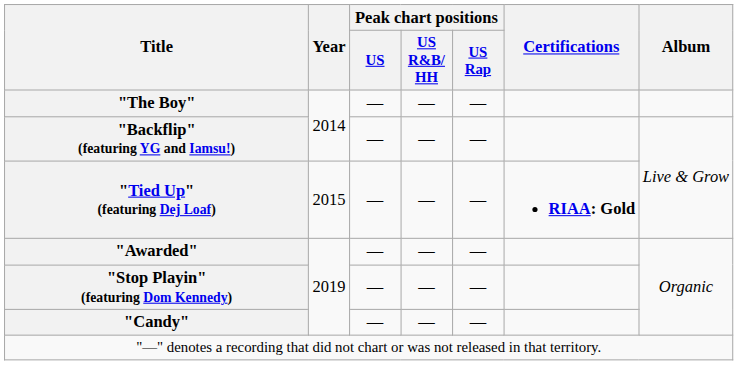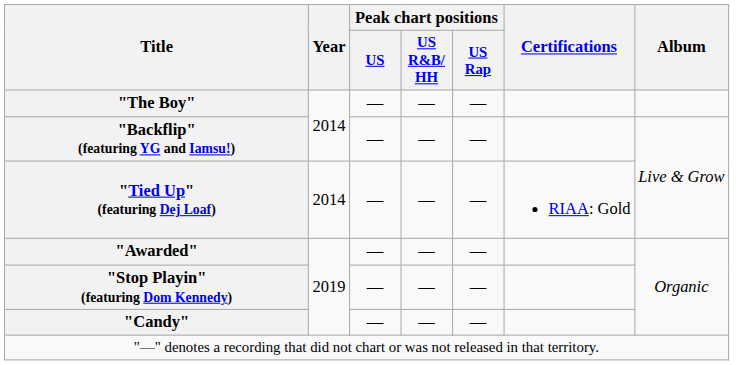(329, 199) 2015 -> (329, 199) 2014
(571, 209) bold -> (569, 209) normal
